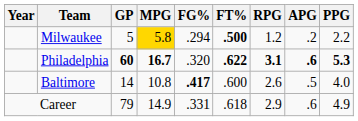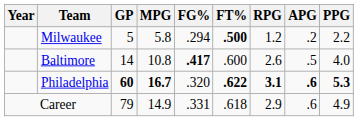(163, 38) gold background -> (163, 38) no background
rows swapped: (75, 60) <-> (68, 82)
